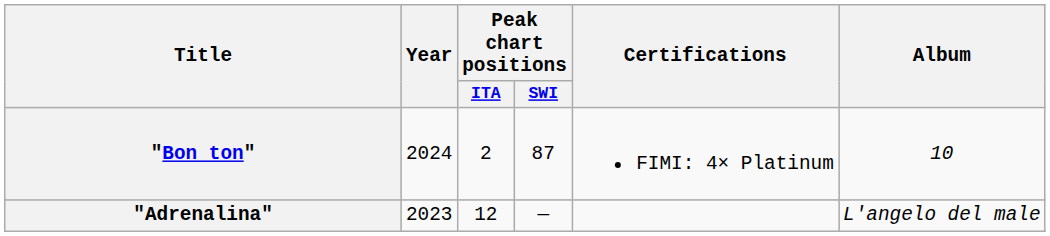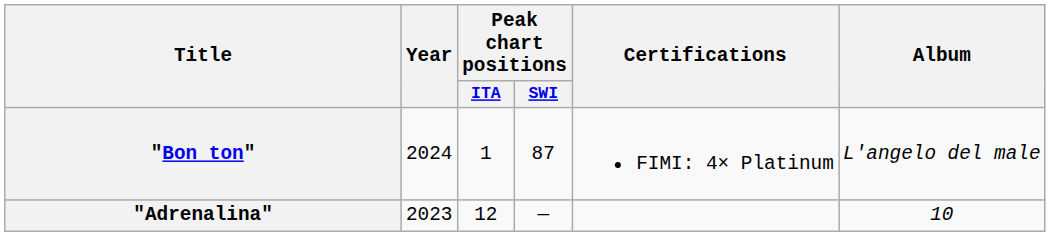(486, 153) 2 -> (486, 153) 1
(942, 153) 10 -> (942, 153) L'angelo del male
(942, 215) L'angelo del male -> (942, 215) 10
